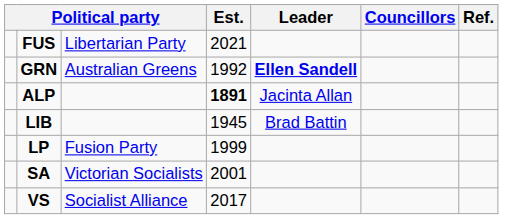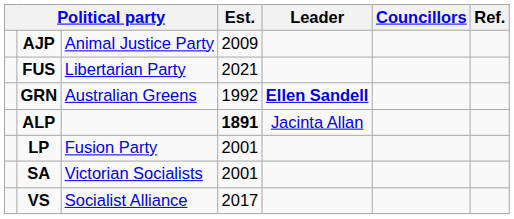+ row: (39, 43)
- row: (39, 122)
(229, 148) 1999 -> (240, 148) 2001
